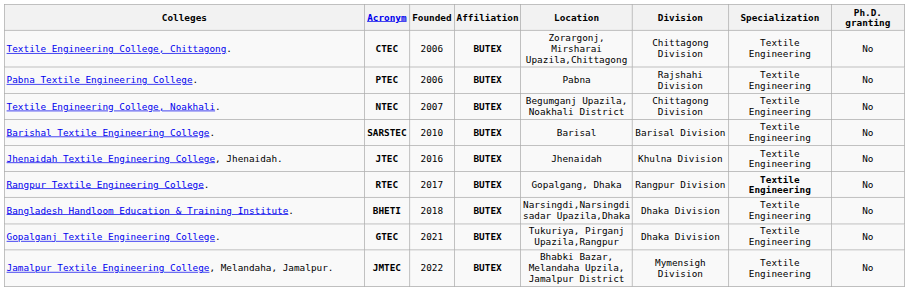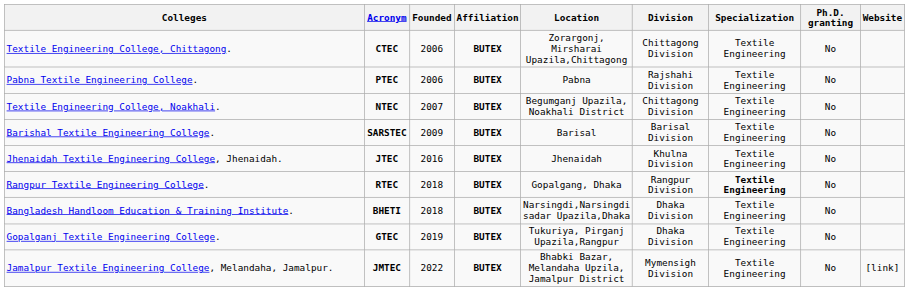+ column: (882, 17)
(432, 132) 2010 -> (432, 132) 2009
(432, 185) 2017 -> (432, 185) 2018
(432, 237) 2021 -> (432, 237) 2019
